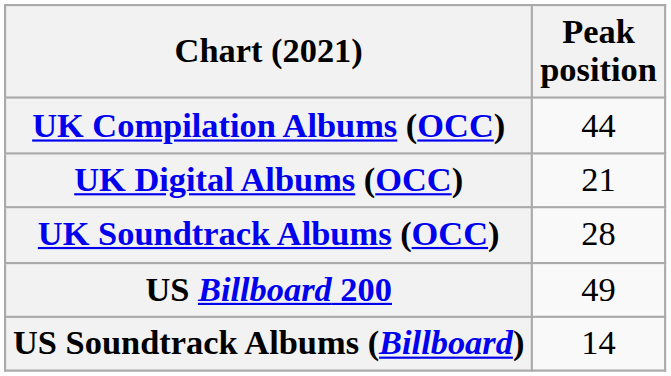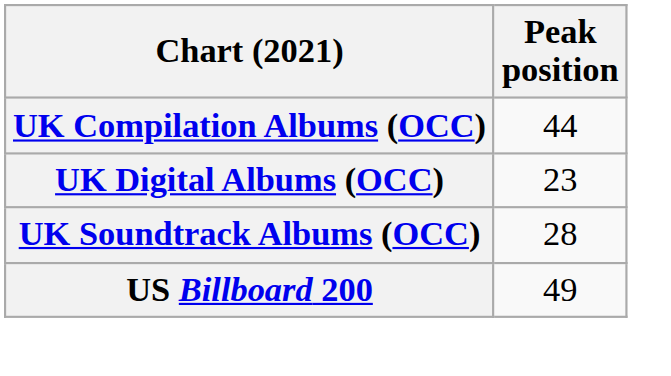(599, 179) 21 -> (560, 179) 23
- row: (269, 343)
